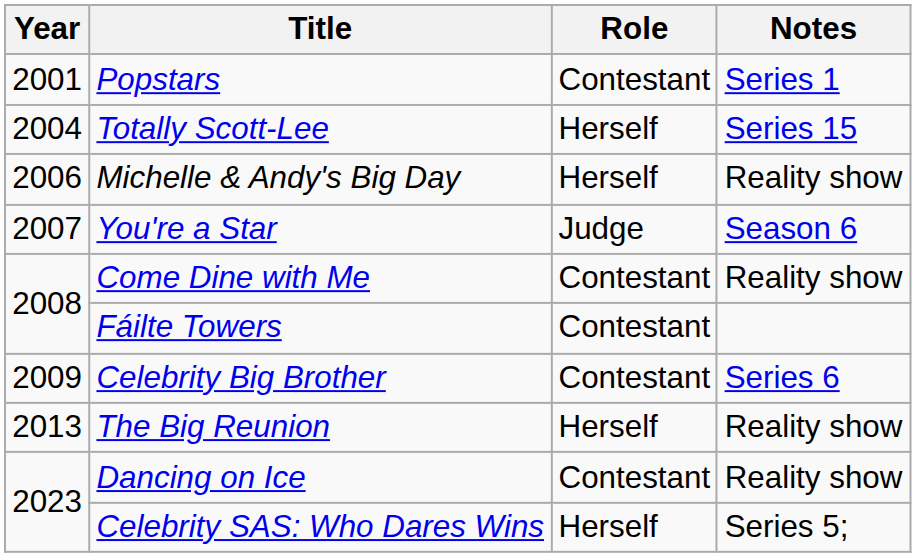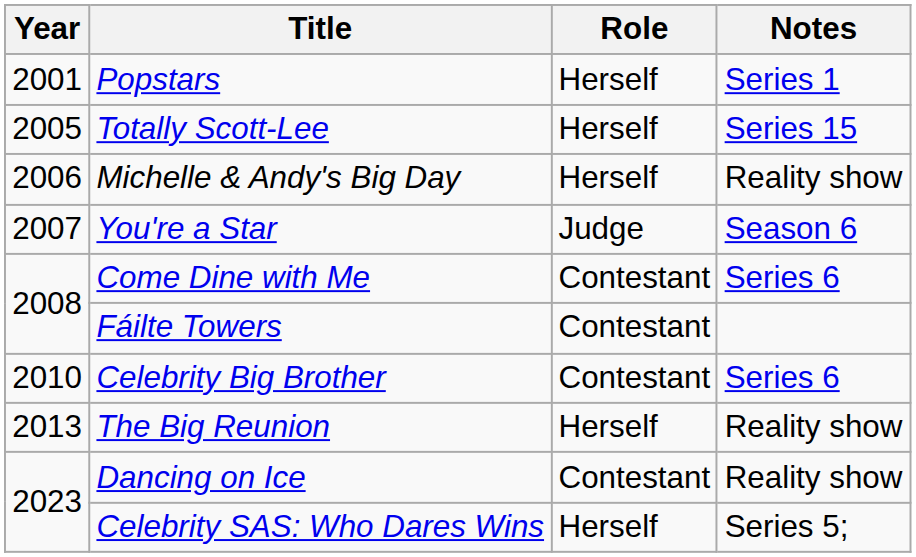(634, 79) Contestant -> (608, 79) Herself
(47, 128) 2004 -> (47, 128) 2005
(814, 278) Reality show -> (782, 278) Series 6
(47, 377) 2009 -> (47, 377) 2010
